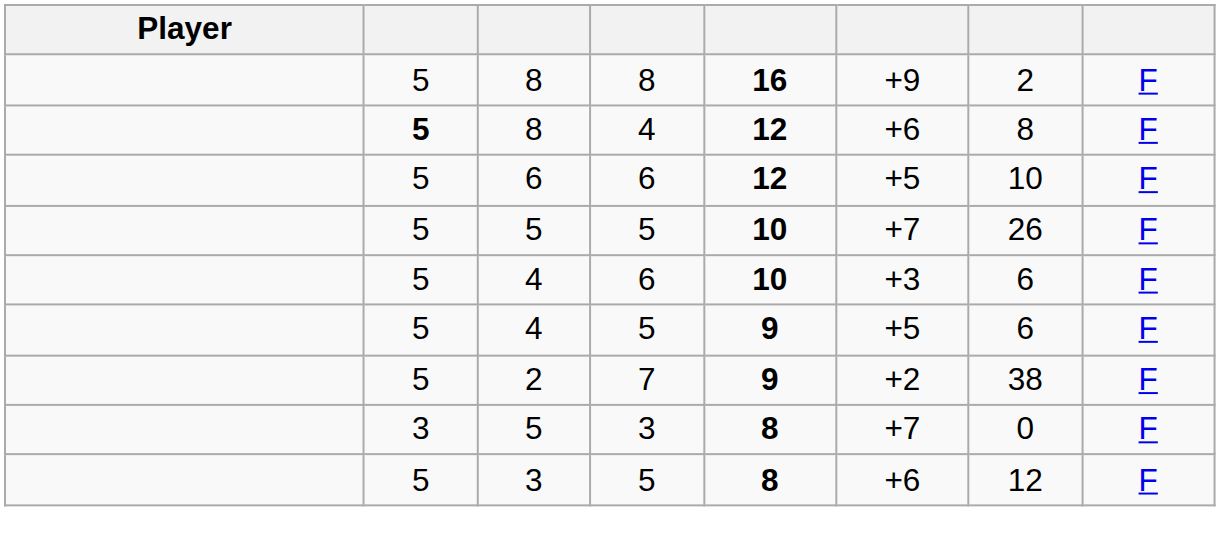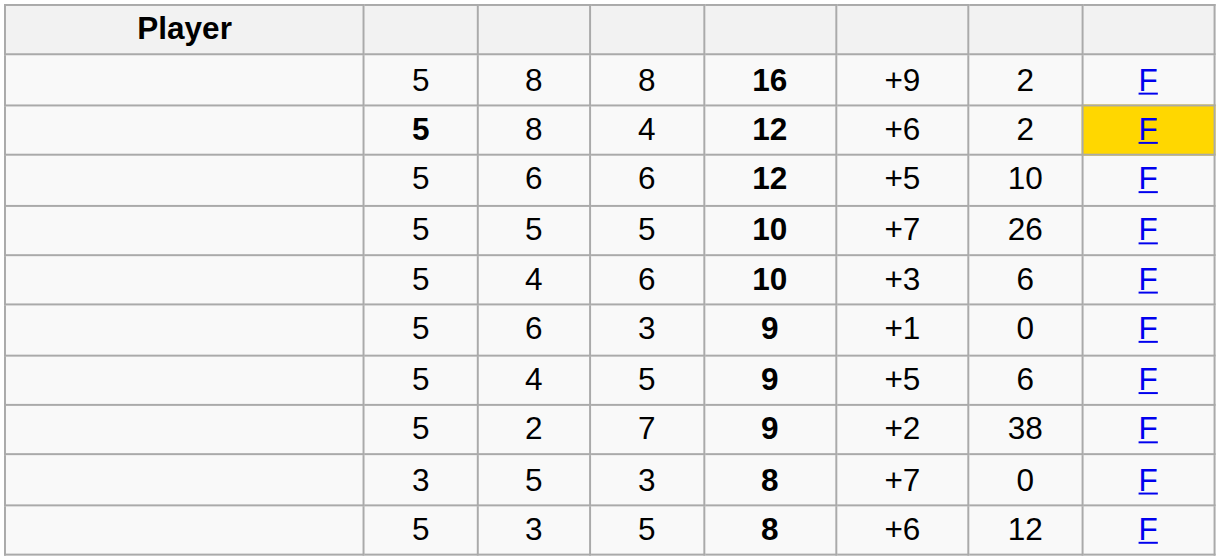(1025, 129) 8 -> (1025, 129) 2
(1148, 129) no background -> (1148, 129) gold background
+ row: (534, 329)
